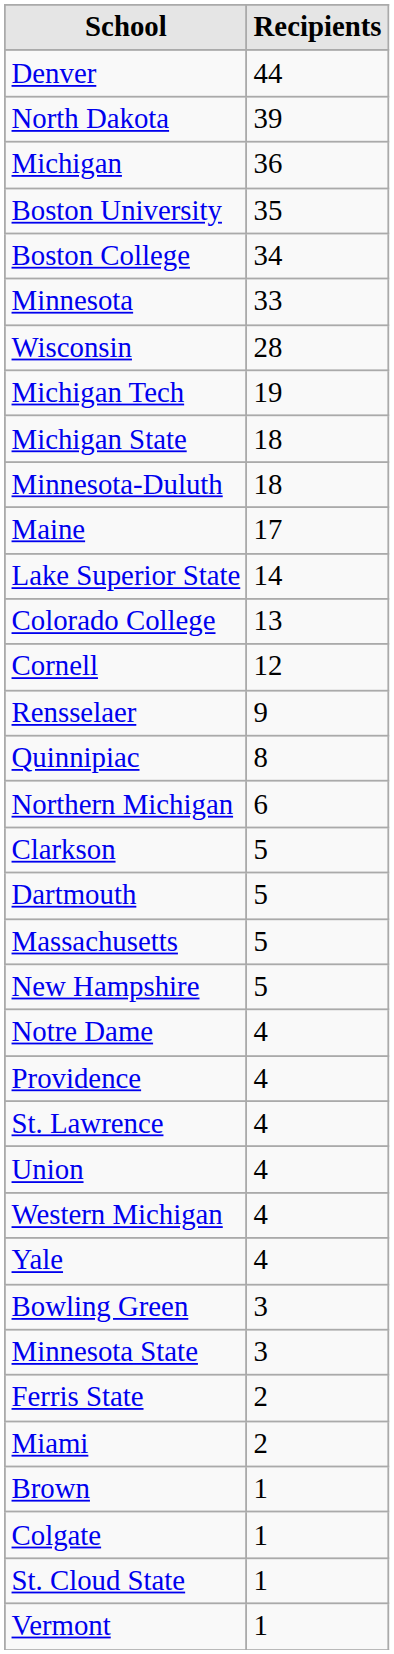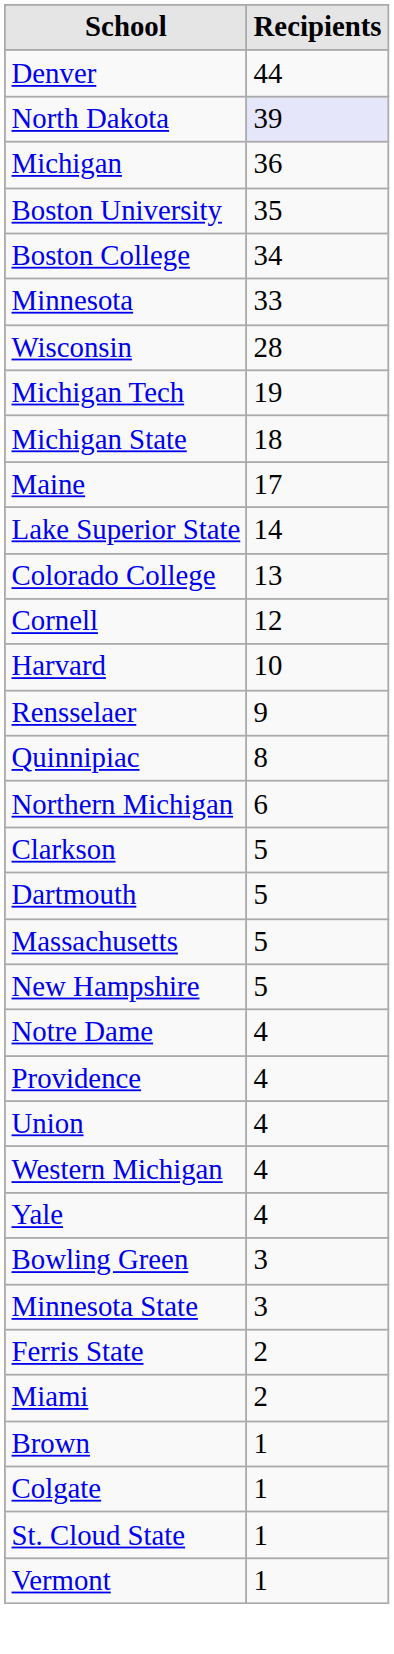(268, 118) no background -> (268, 118) lavender background
- row: (117, 484)
+ row: (59, 666)
- row: (88, 1123)
